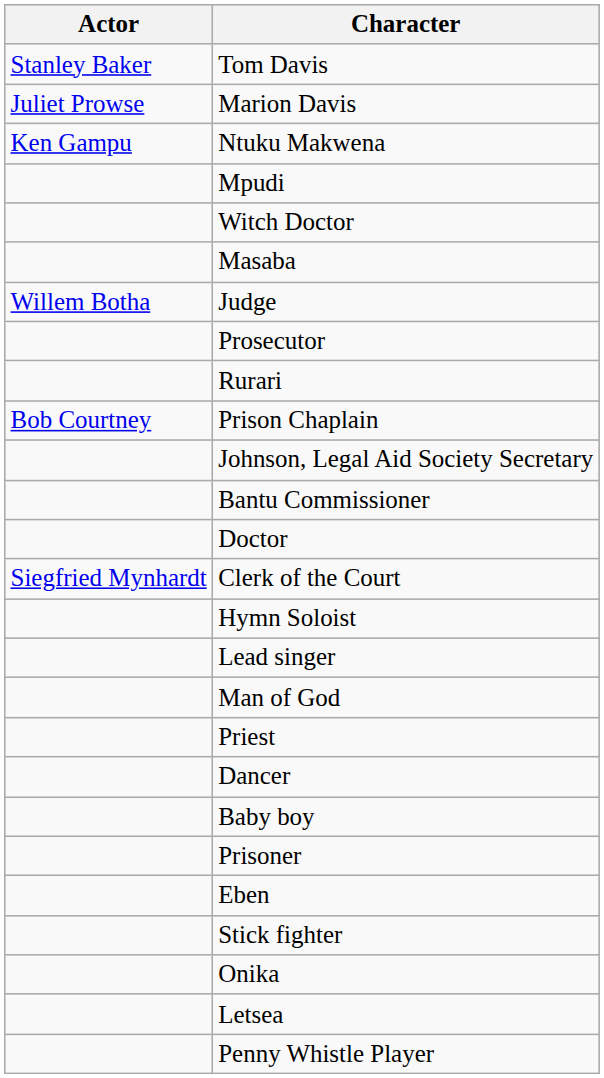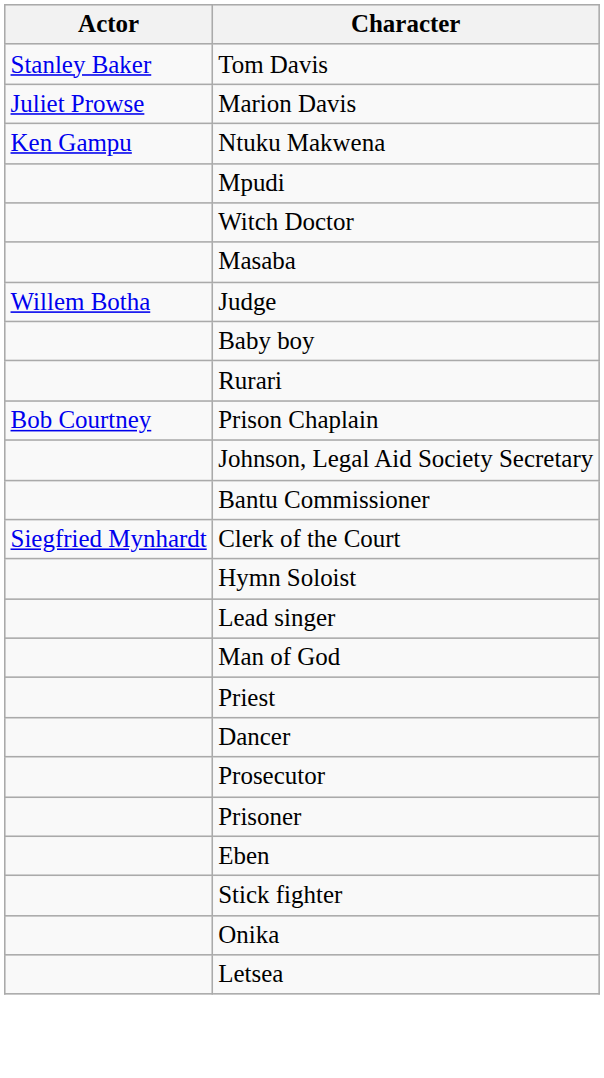rows swapped: (272, 340) <-> (266, 815)
- row: (253, 538)
- row: (326, 1053)
